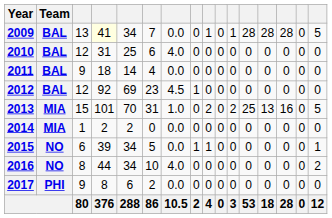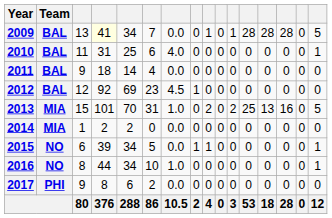(82, 52) 12 -> (82, 52) 11
(317, 52) 0 -> (317, 52) 1
(176, 166) 4.0 -> (176, 166) 1.0
(317, 166) 2 -> (317, 166) 1
